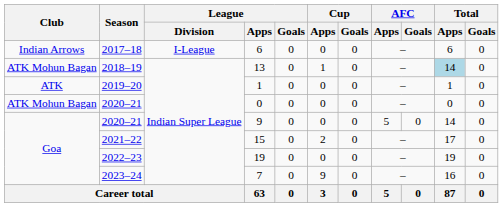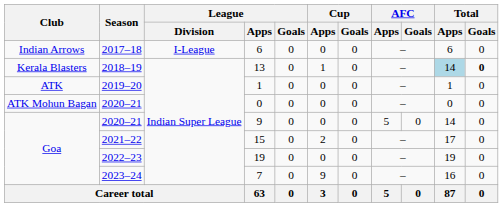(52, 67) ATK Mohun Bagan -> (52, 67) Kerala Blasters
(482, 67) normal -> (482, 67) bold
